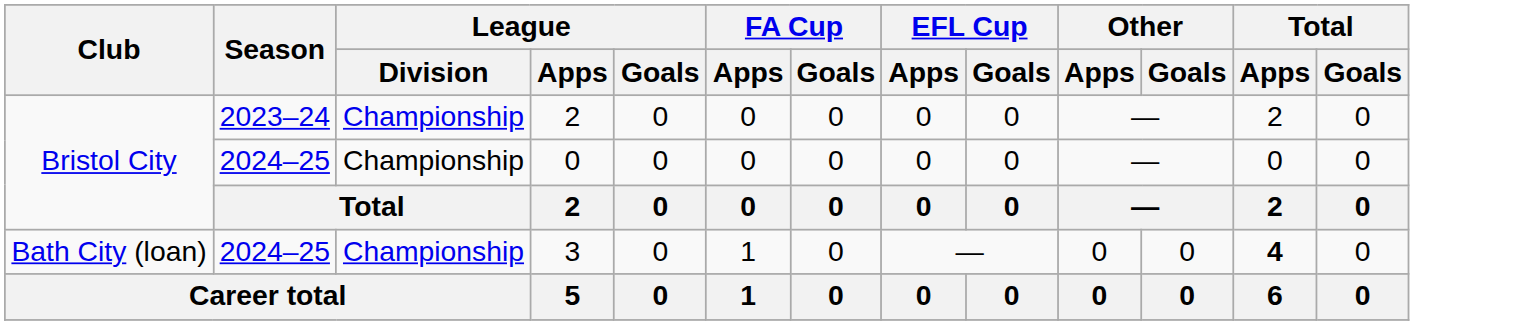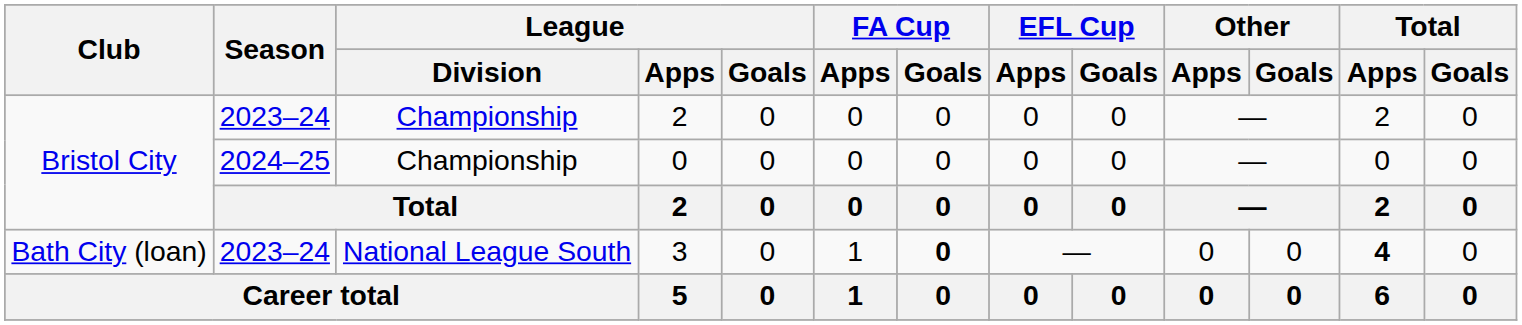(275, 251) 2024–25 -> (275, 251) 2023–24
(434, 251) Championship -> (487, 251) National League South
(836, 251) normal -> (943, 251) bold
